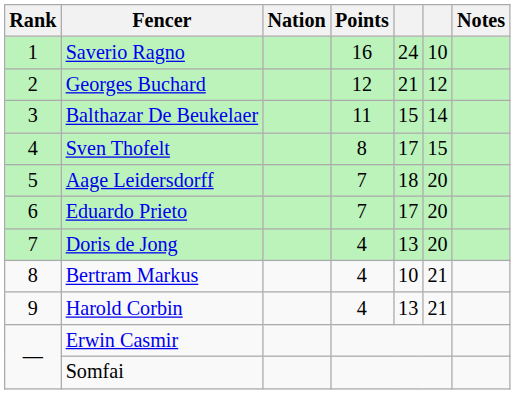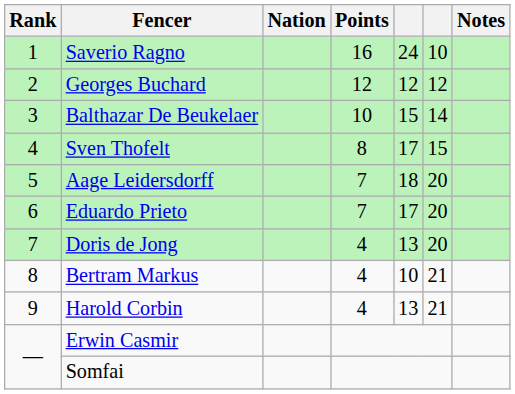(408, 84) 21 -> (408, 84) 12
(362, 116) 11 -> (362, 116) 10
